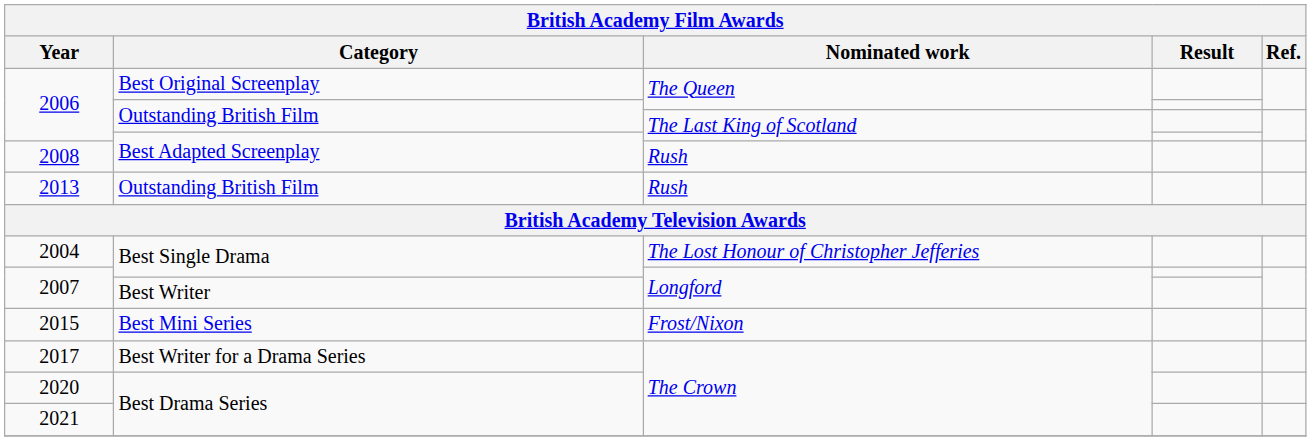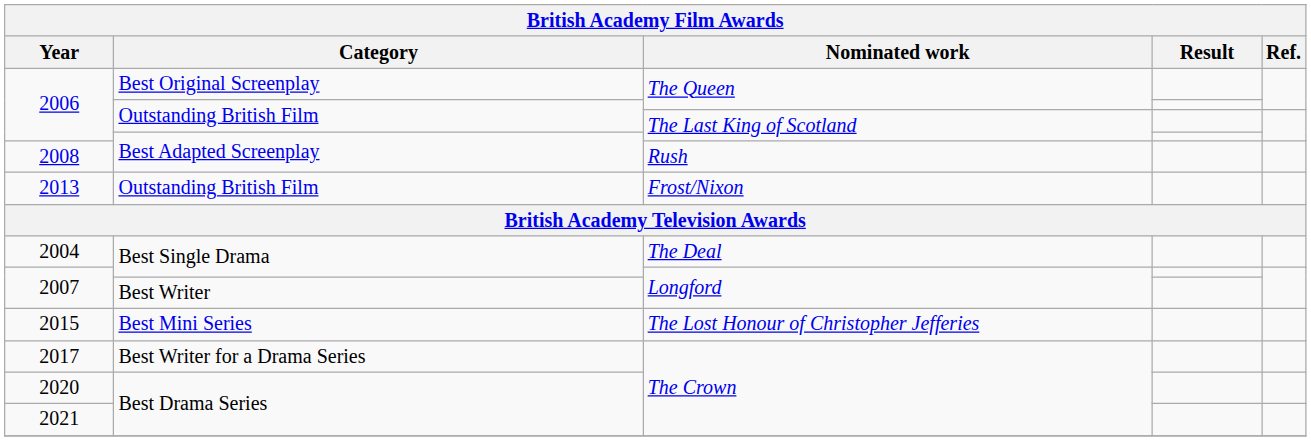(668, 188) Rush -> (696, 188) Frost/Nixon
(814, 251) The Lost Honour of Christopher Jefferies -> (685, 251) The Deal
(696, 324) Frost/Nixon -> (814, 324) The Lost Honour of Christopher Jefferies
